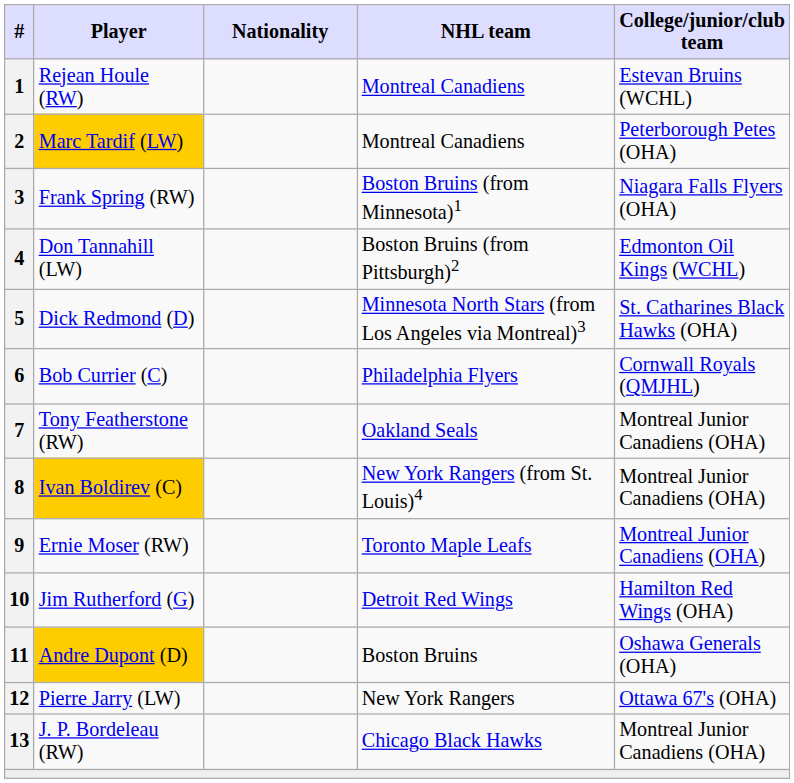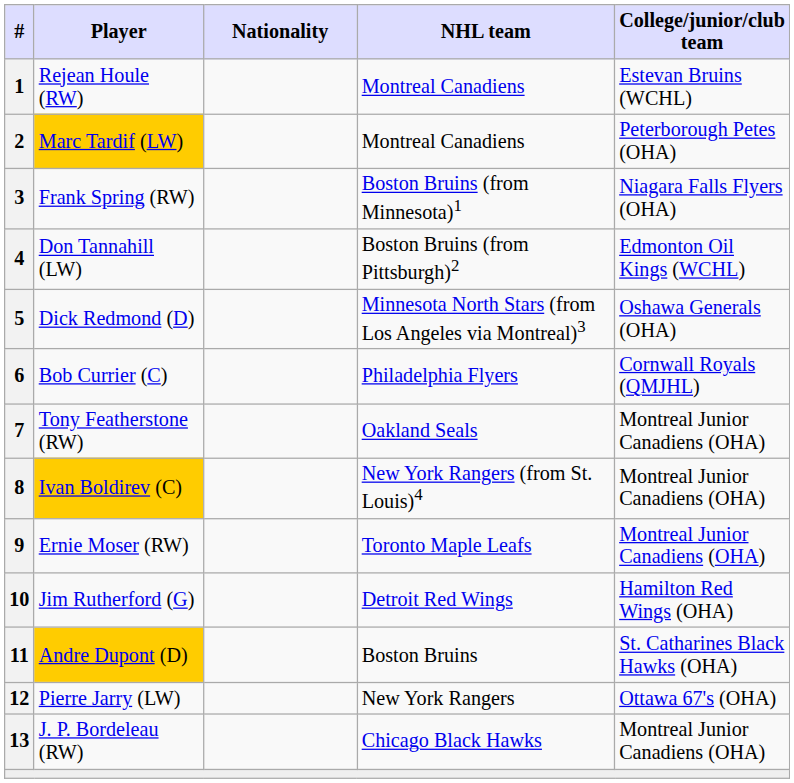(702, 318) St. Catharines Black Hawks (OHA) -> (690, 318) Oshawa Generals (OHA)
(690, 654) Oshawa Generals (OHA) -> (702, 654) St. Catharines Black Hawks (OHA)
